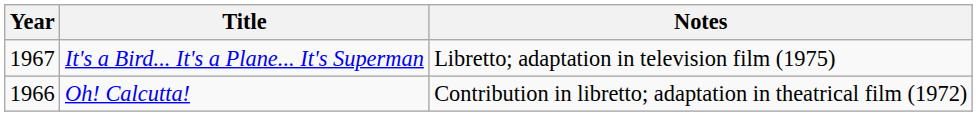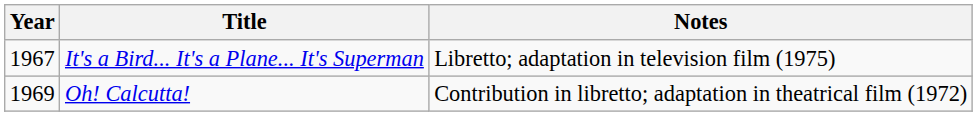(32, 93) 1966 -> (32, 93) 1969
